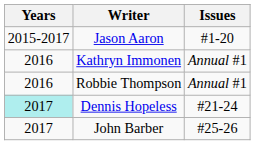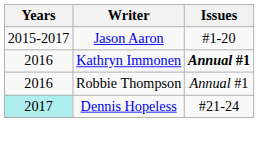(217, 60) normal -> (219, 60) bold
- row: (129, 128)
